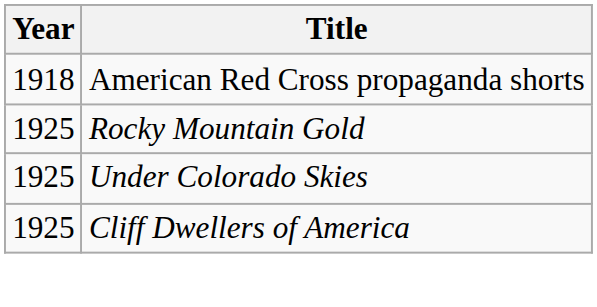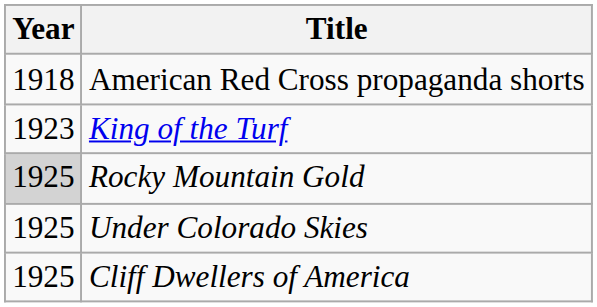+ row: (188, 128)
(43, 128) no background -> (43, 177) lightgrey background
